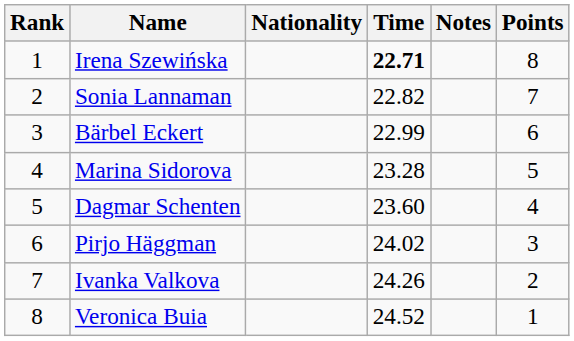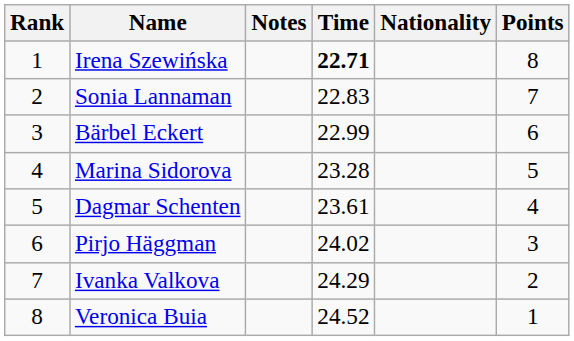columns swapped: (307, 22) <-> (463, 22)
(399, 96) 22.82 -> (343, 96) 22.83
(399, 206) 23.60 -> (343, 206) 23.61
(399, 280) 24.26 -> (343, 280) 24.29
